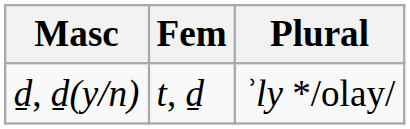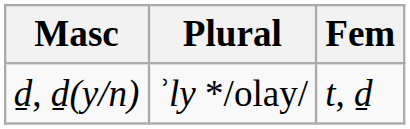columns swapped: (192, 33) <-> (320, 33)
